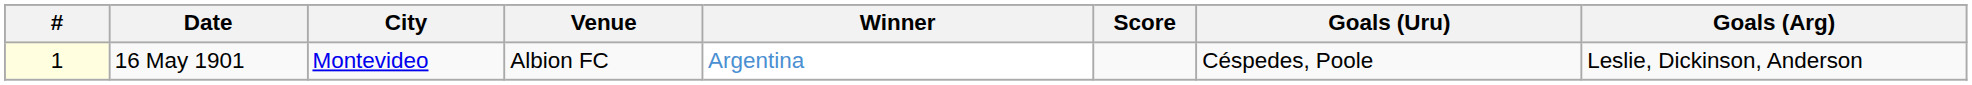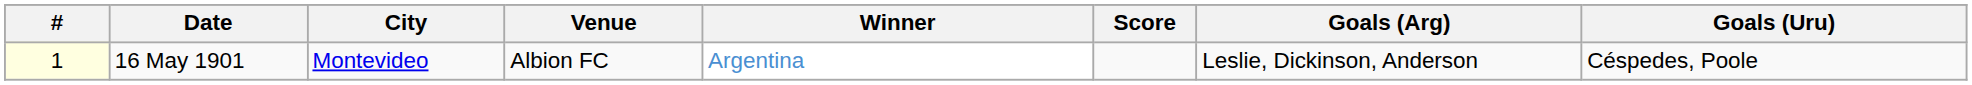columns swapped: (1774, 23) <-> (1389, 23)
